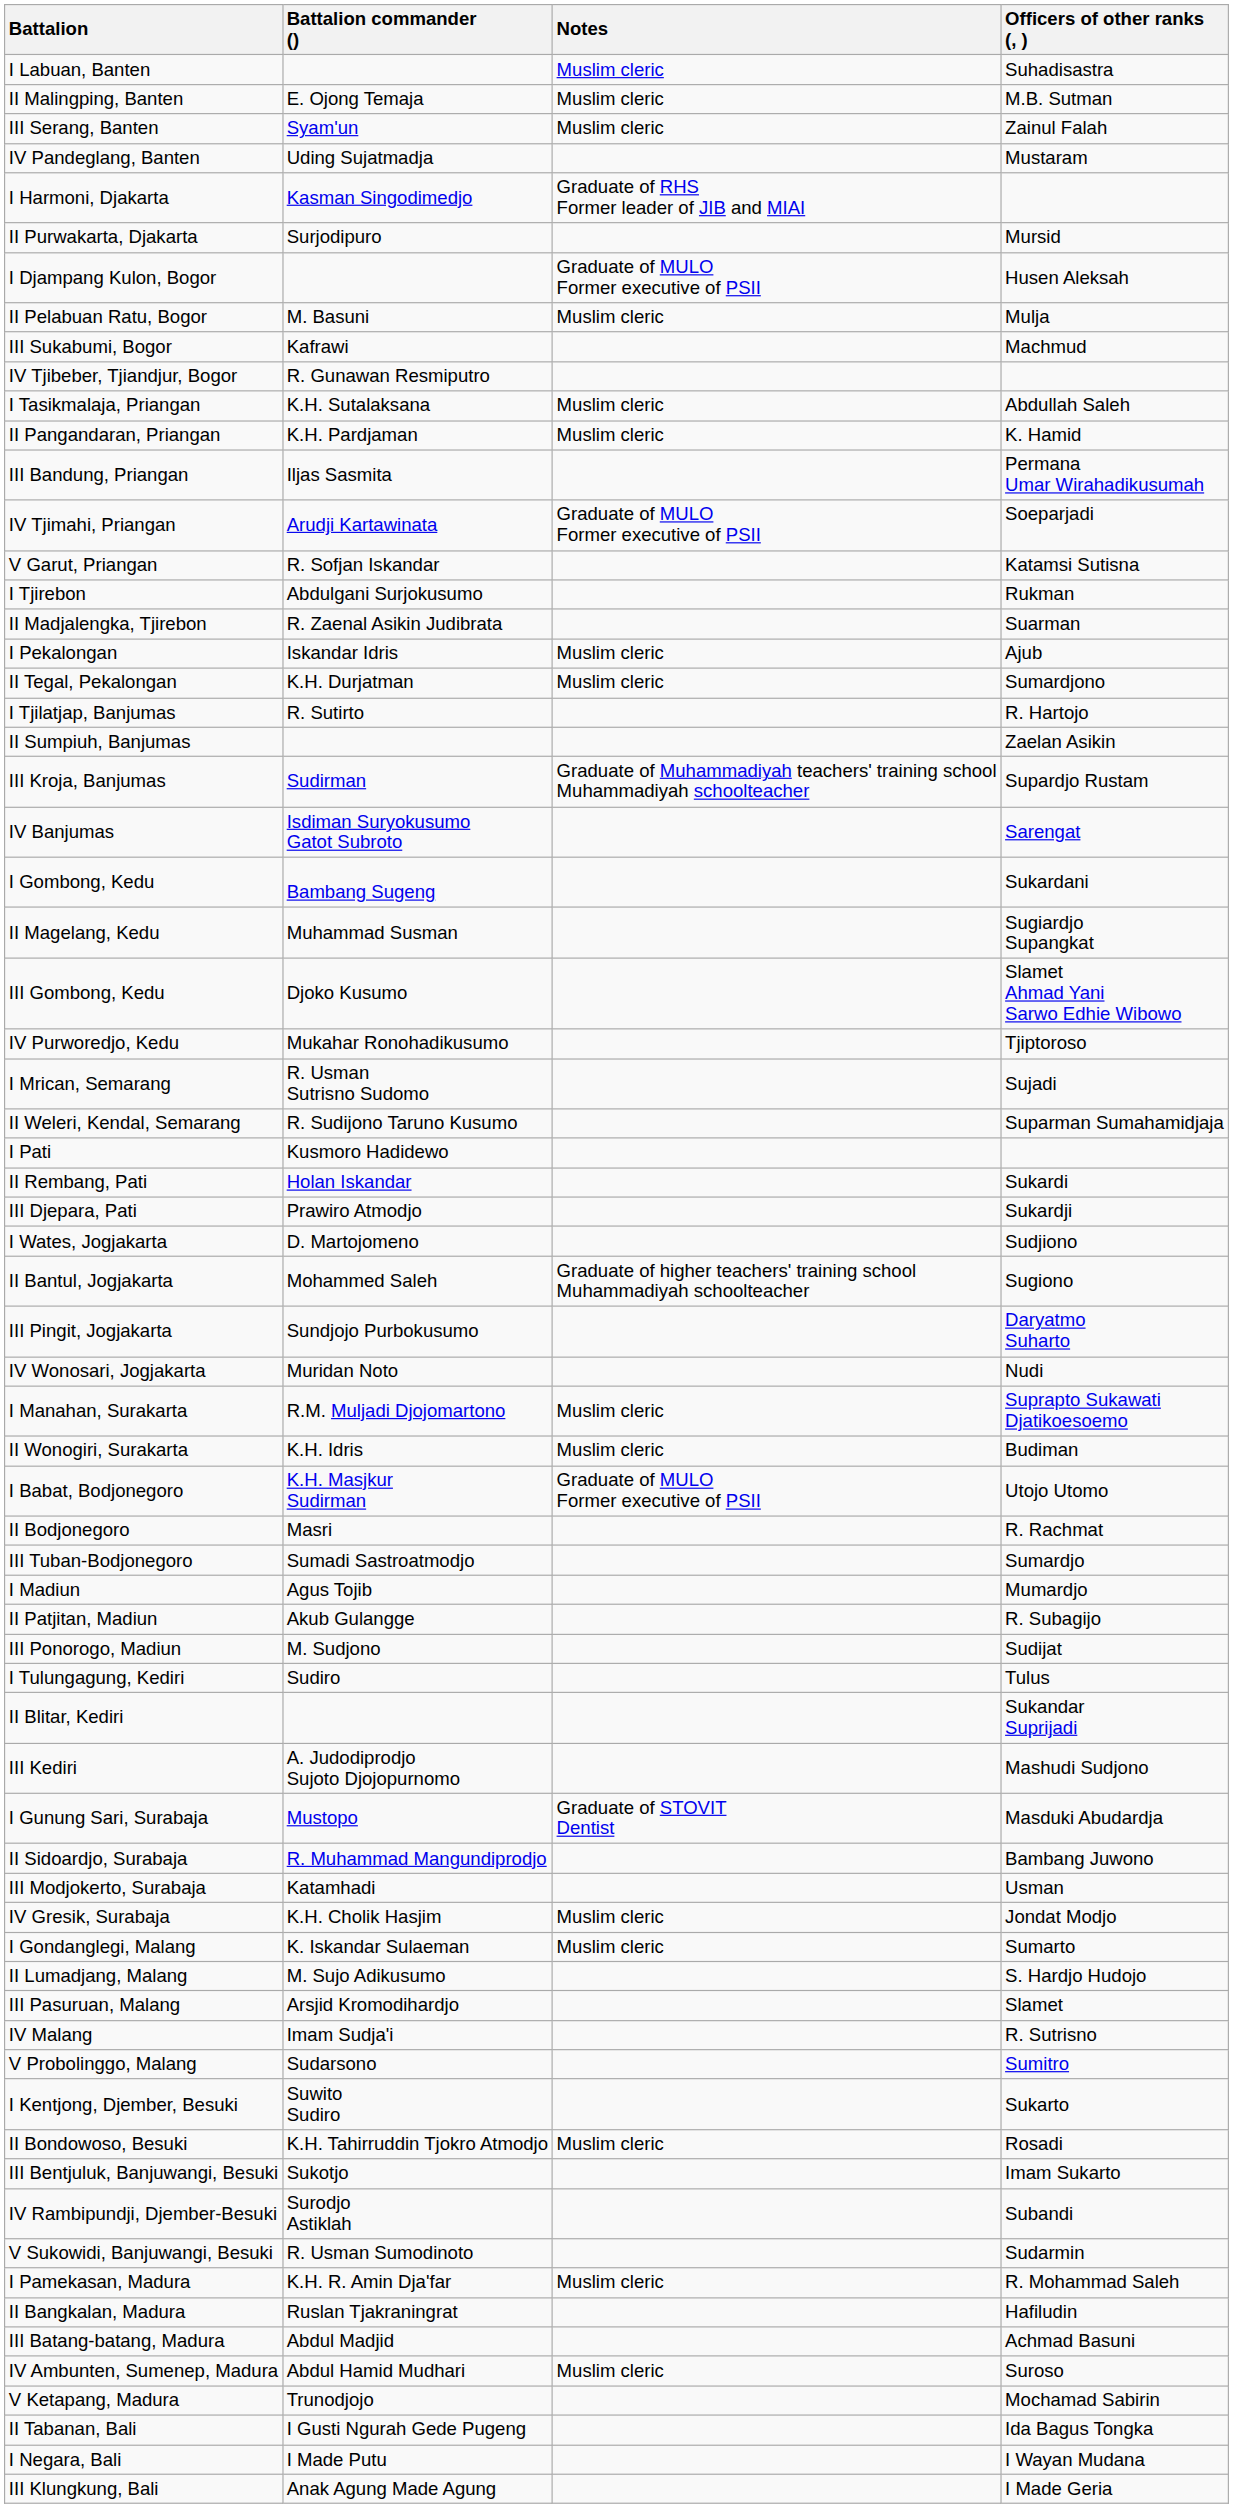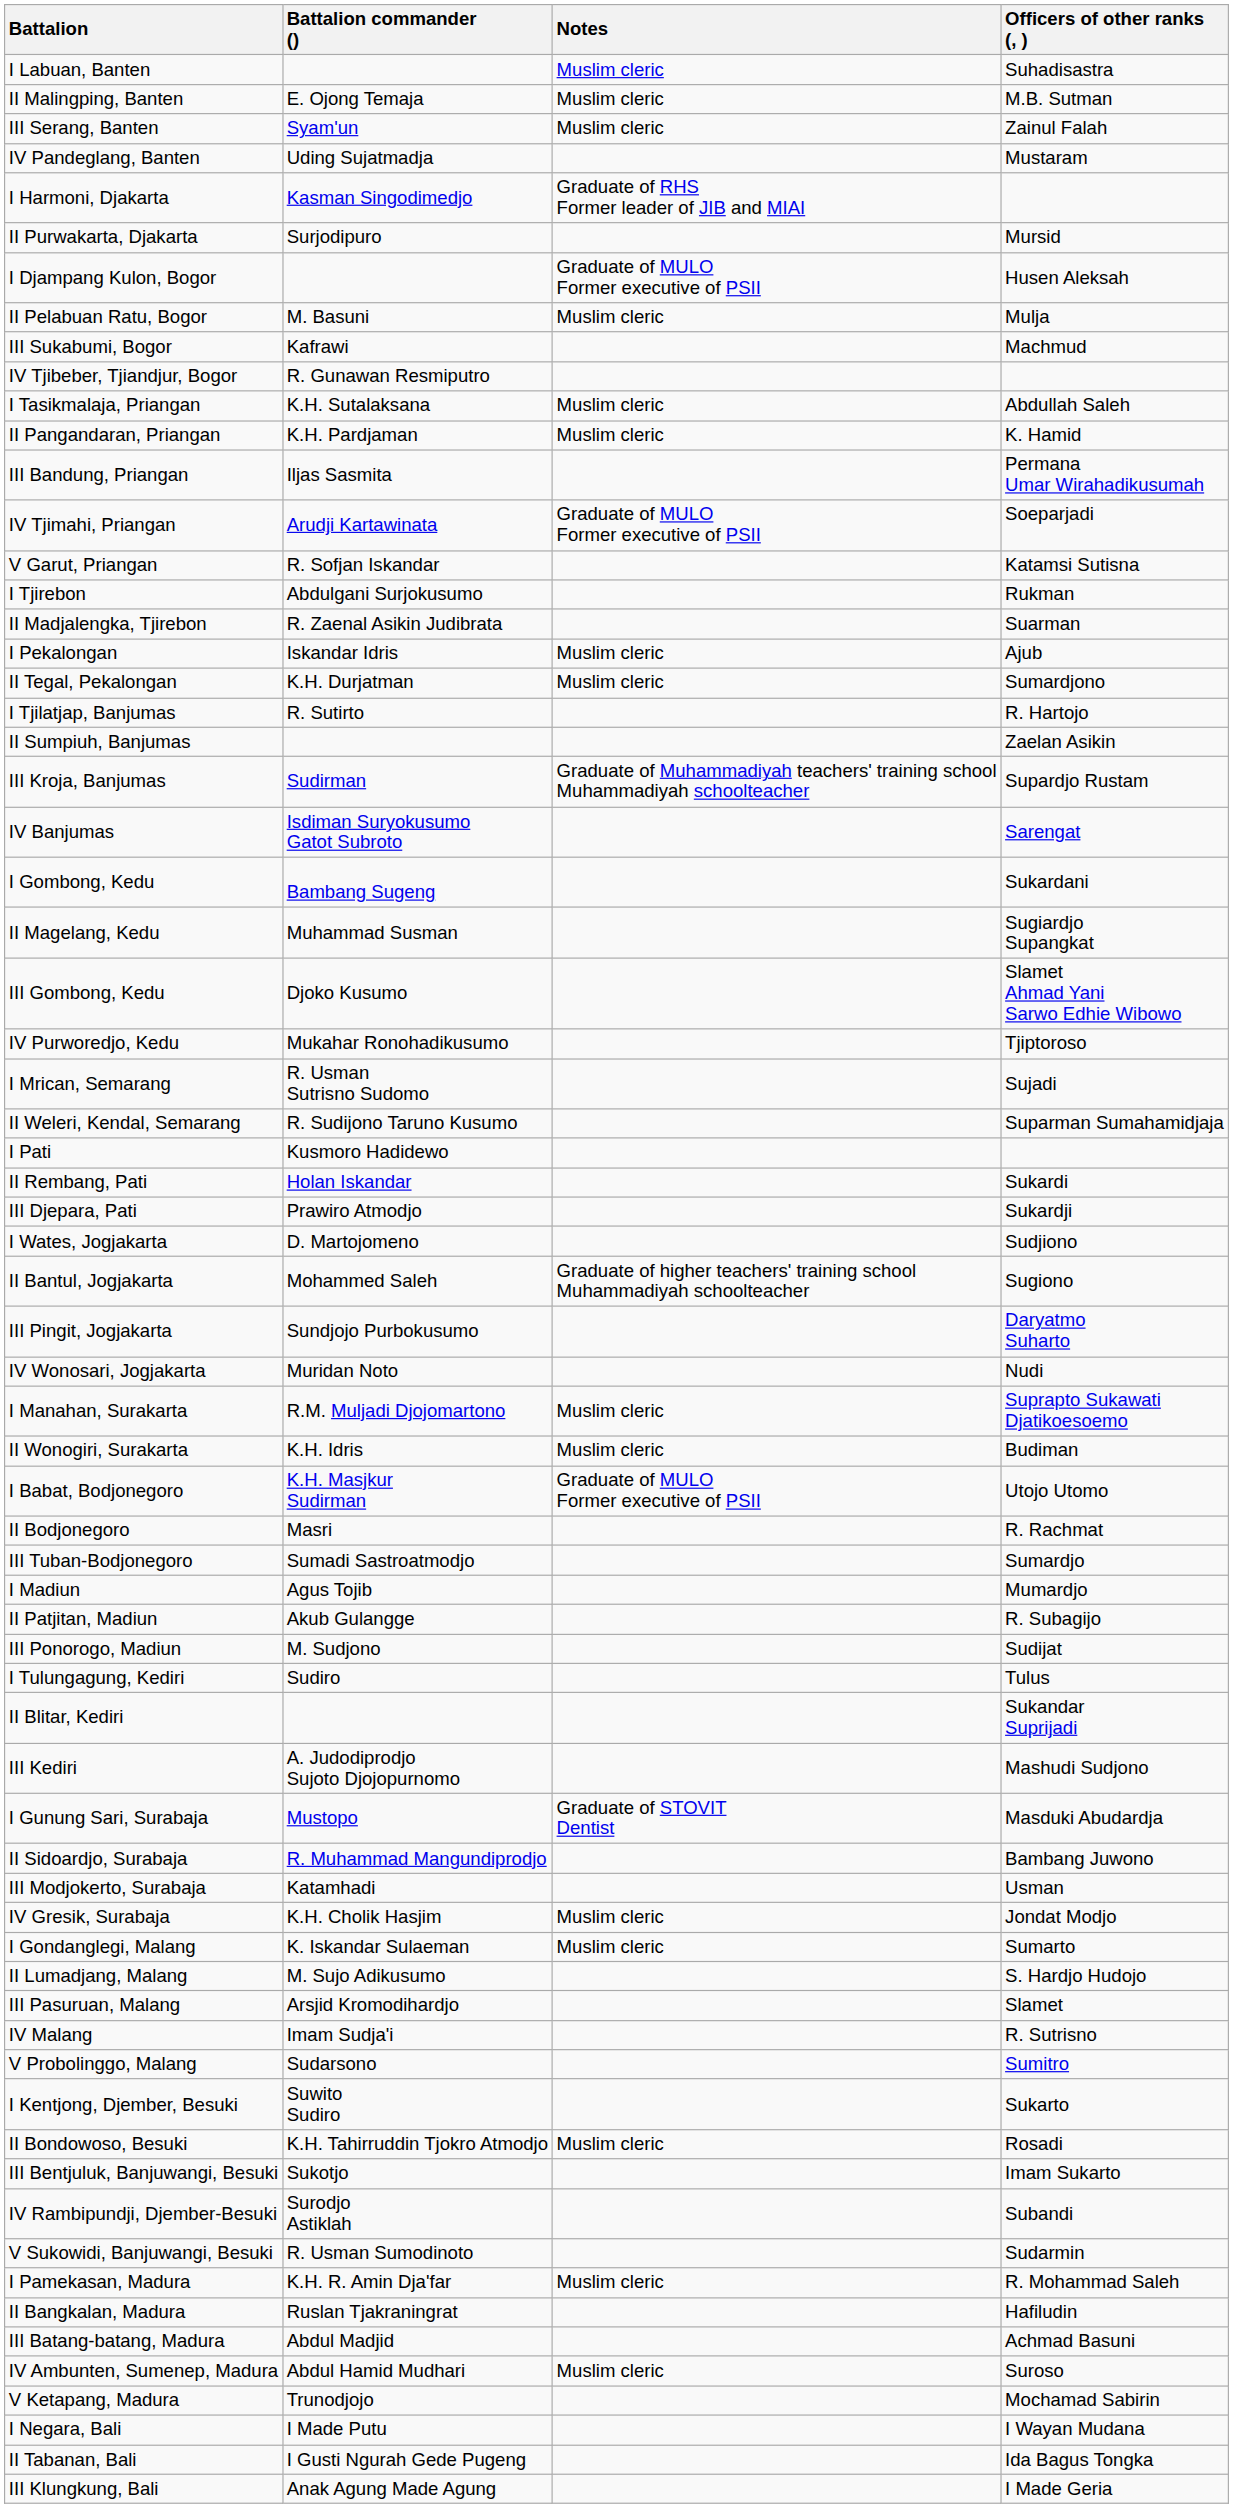rows swapped: (65, 2459) <-> (73, 2429)
